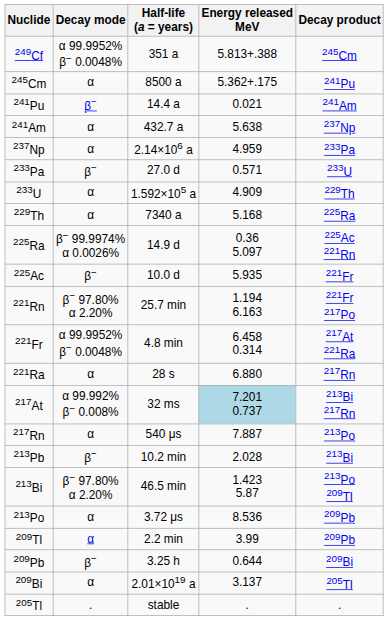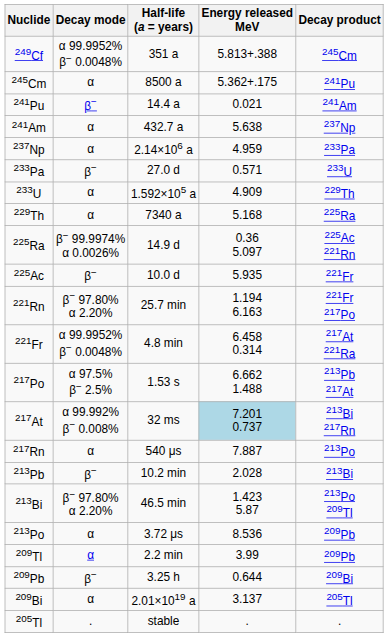- row: (29, 374)
+ row: (29, 382)
